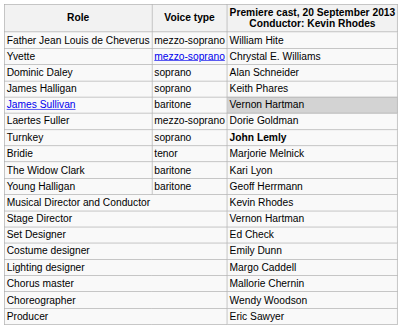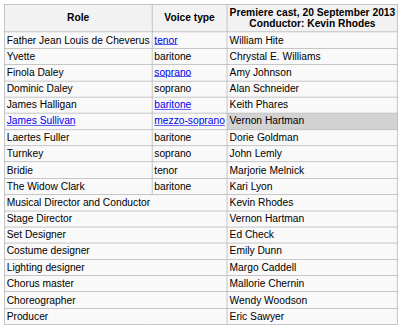(190, 40) mezzo-soprano -> (166, 40) tenor
(190, 56) mezzo-soprano -> (173, 56) baritone
+ row: (35, 72)
(173, 89) soprano -> (173, 105) baritone
(173, 105) baritone -> (190, 121) mezzo-soprano
(190, 121) mezzo-soprano -> (173, 137) baritone
(258, 137) bold -> (256, 154) normal
- row: (41, 186)
